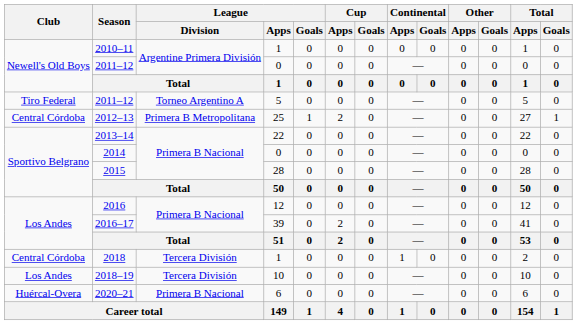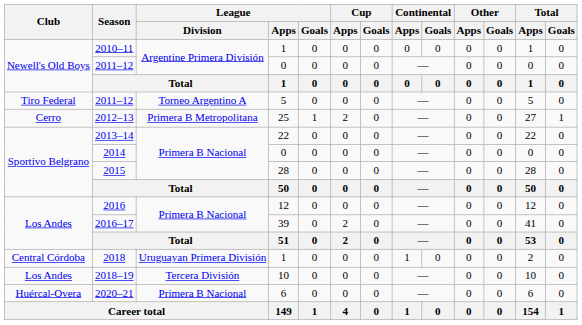(48, 118) Central Córdoba -> (48, 118) Cerro
(200, 258) Tercera División -> (202, 258) Uruguayan Primera División
